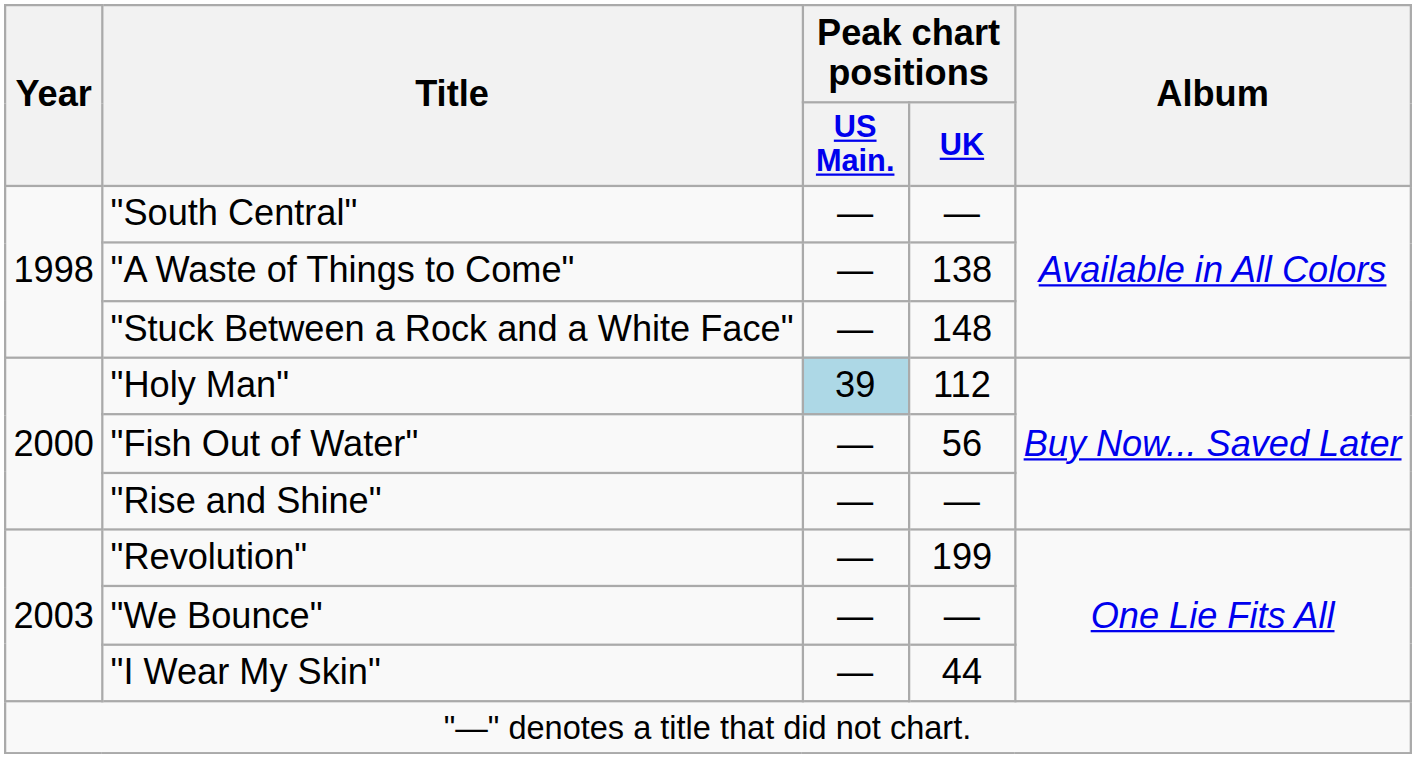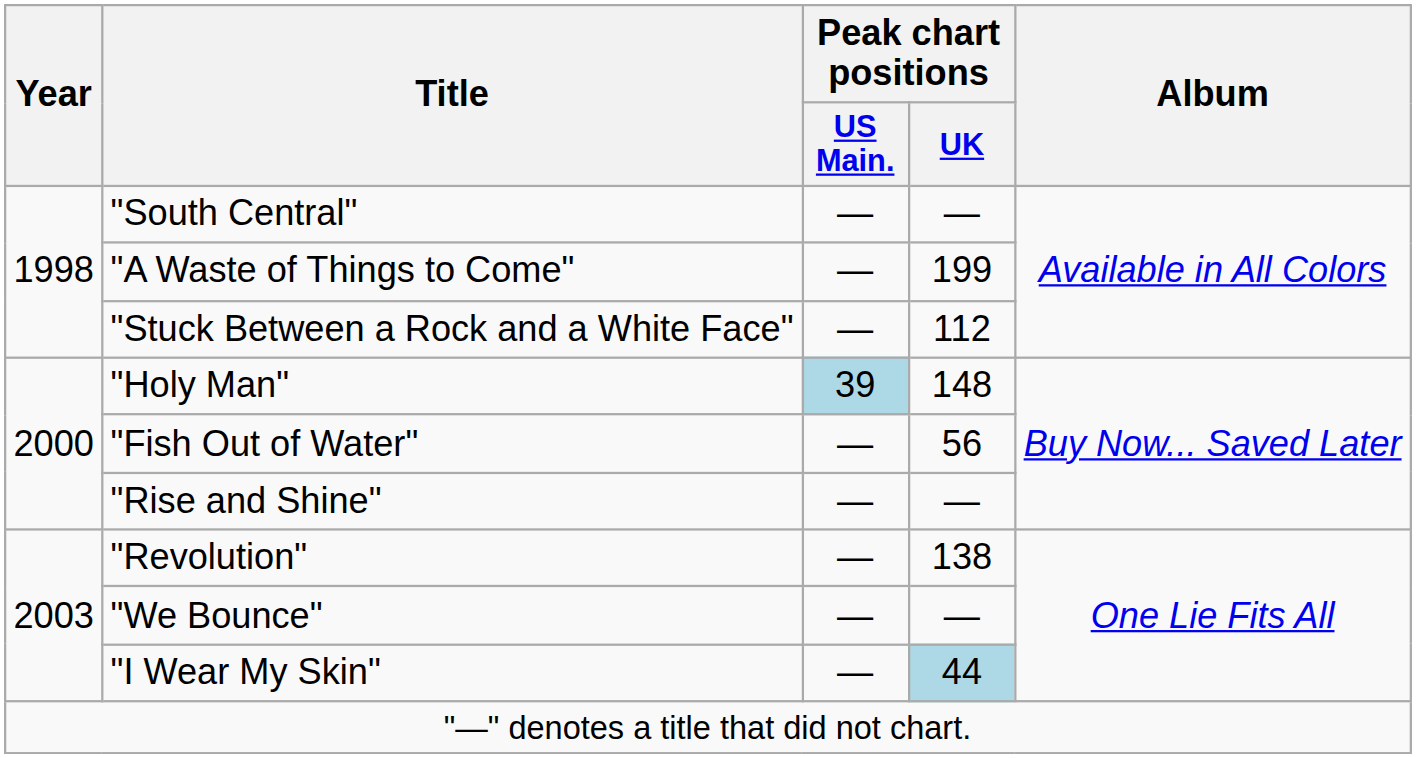(962, 270) 138 -> (962, 270) 199
(962, 328) 148 -> (962, 328) 112
(962, 385) 112 -> (962, 385) 148
(962, 557) 199 -> (962, 557) 138
(962, 672) no background -> (962, 672) lightblue background
